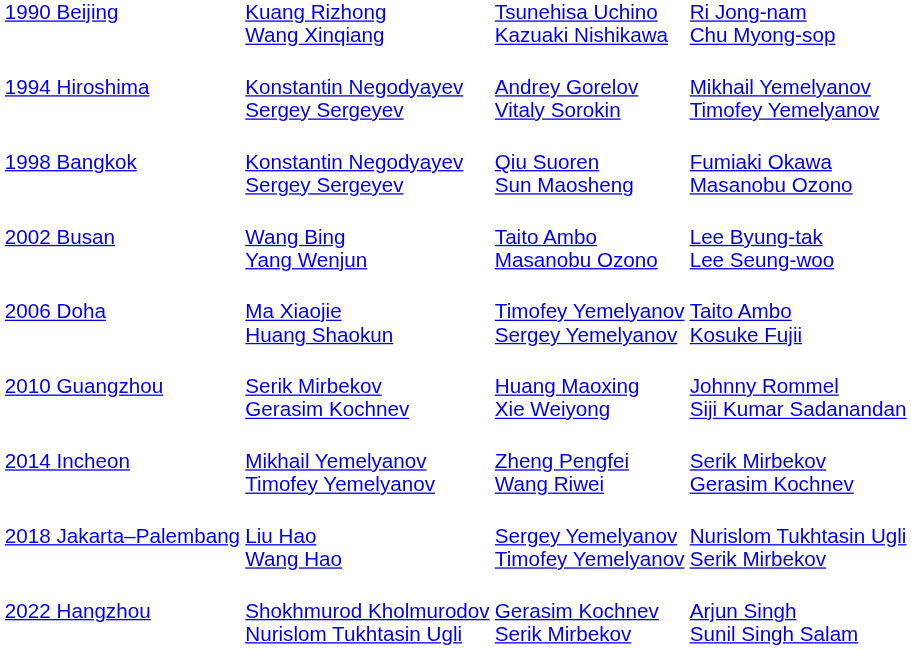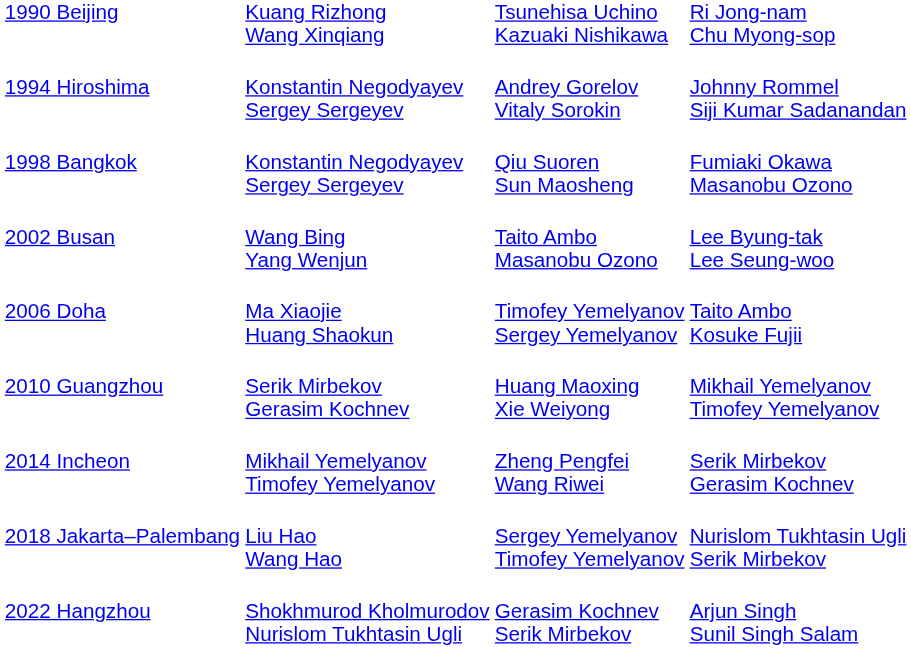(785, 98) Mikhail Yemelyanov Timofey Yemelyanov -> (798, 98) Johnny Rommel Siji Kumar Sadanandan
(798, 398) Johnny Rommel Siji Kumar Sadanandan -> (785, 398) Mikhail Yemelyanov Timofey Yemelyanov
